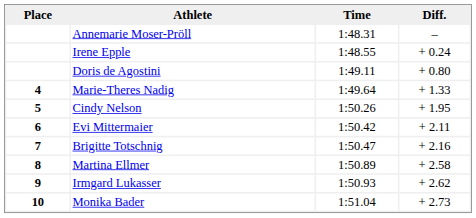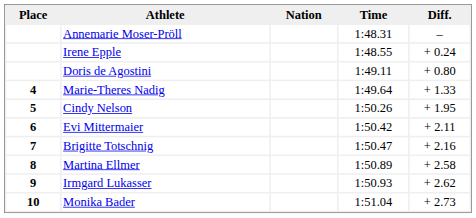+ column: (304, 15)
